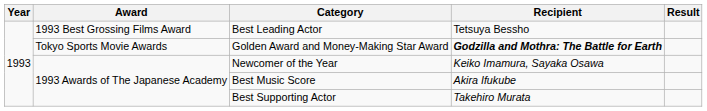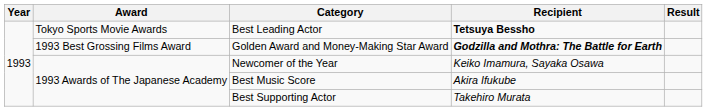(113, 30) 1993 Best Grossing Films Award -> (101, 30) Tokyo Sports Movie Awards
(491, 30) normal -> (494, 30) bold
(101, 47) Tokyo Sports Movie Awards -> (113, 47) 1993 Best Grossing Films Award
